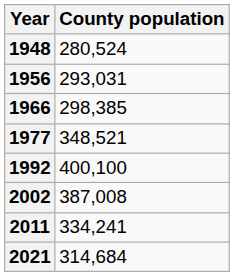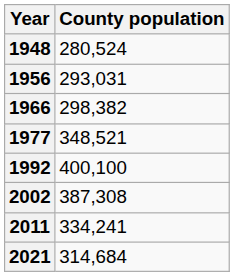(93, 108) 298,385 -> (93, 108) 298,382
(93, 197) 387,008 -> (93, 197) 387,308
